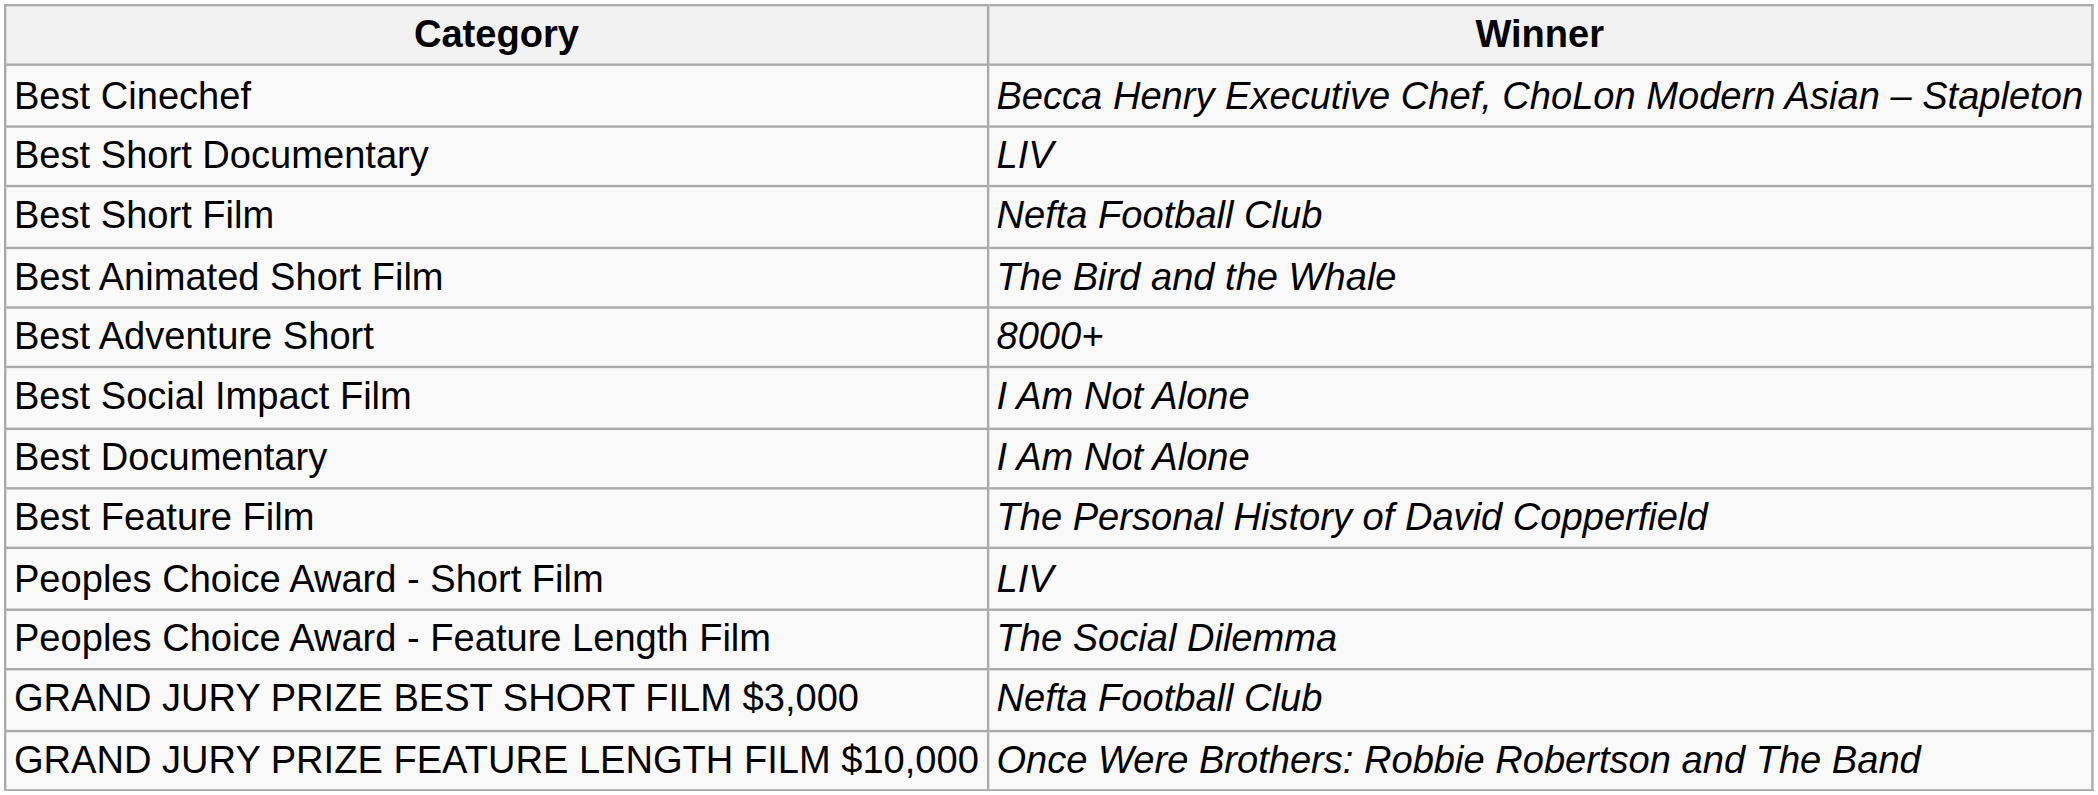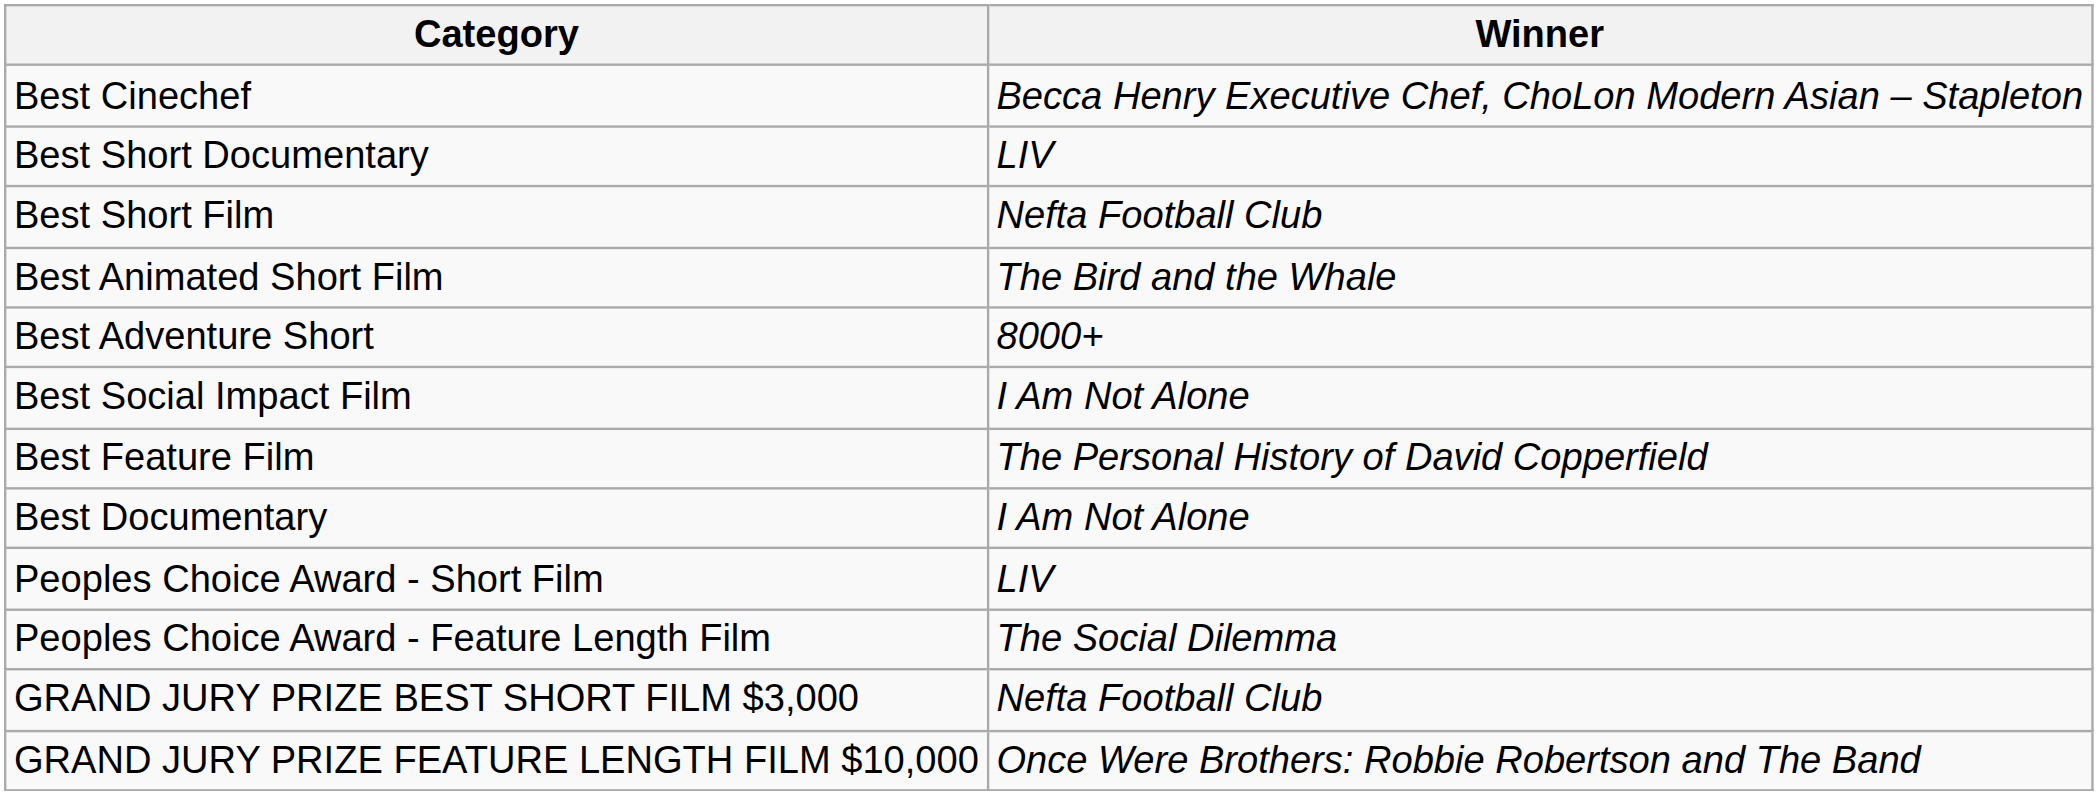rows swapped: (171, 457) <-> (164, 517)
